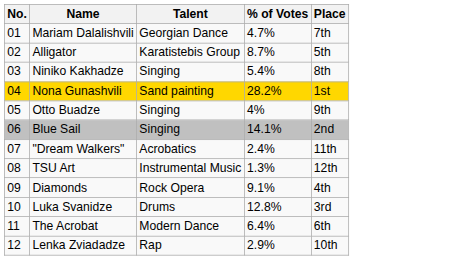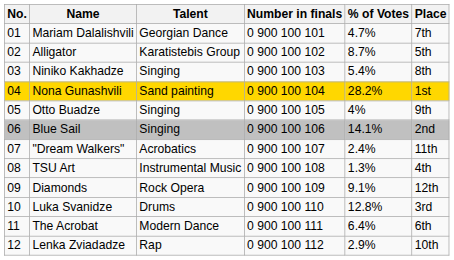+ column: (295, 14)
(326, 168) 12th -> (423, 168) 4th
(322, 187) 4th -> (427, 187) 12th
